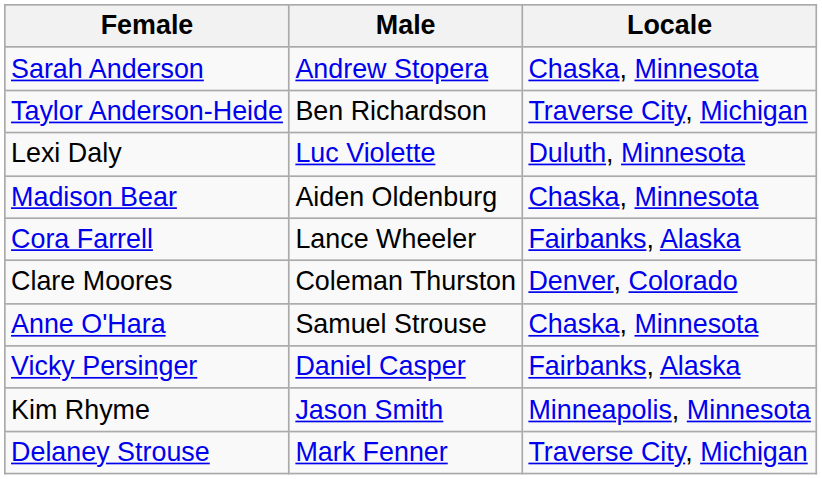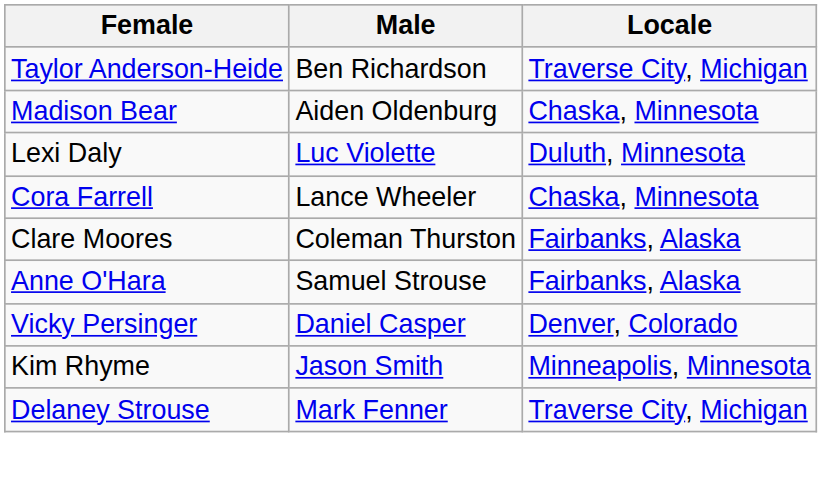- row: (107, 68)
rows swapped: (94, 196) <-> (66, 153)
(634, 238) Fairbanks, Alaska -> (643, 196) Chaska, Minnesota
(633, 281) Denver, Colorado -> (634, 238) Fairbanks, Alaska
(643, 324) Chaska, Minnesota -> (634, 281) Fairbanks, Alaska
(634, 366) Fairbanks, Alaska -> (633, 324) Denver, Colorado
